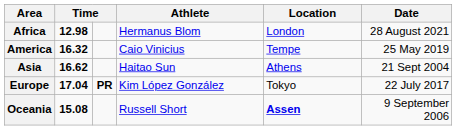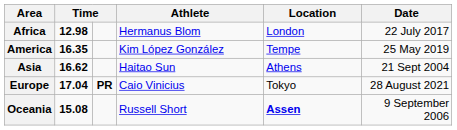(410, 31) 28 August 2021 -> (417, 31) 22 July 2017
(74, 49) 16.32 -> (74, 49) 16.35
(152, 49) Caio Vinicius -> (171, 49) Kim López González
(171, 85) Kim López González -> (152, 85) Caio Vinicius
(417, 85) 22 July 2017 -> (410, 85) 28 August 2021
